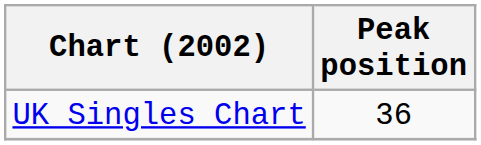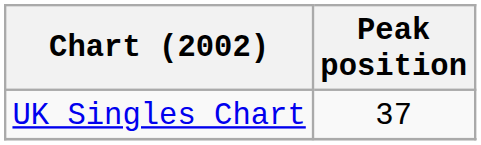(394, 115) 36 -> (394, 115) 37
